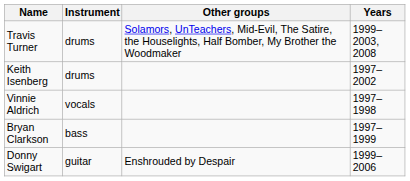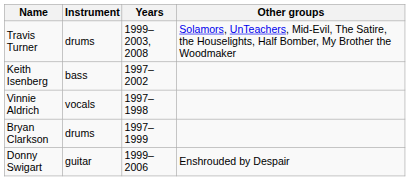columns swapped: (378, 12) <-> (236, 12)
(80, 76) drums -> (76, 76) bass
(76, 133) bass -> (80, 133) drums
